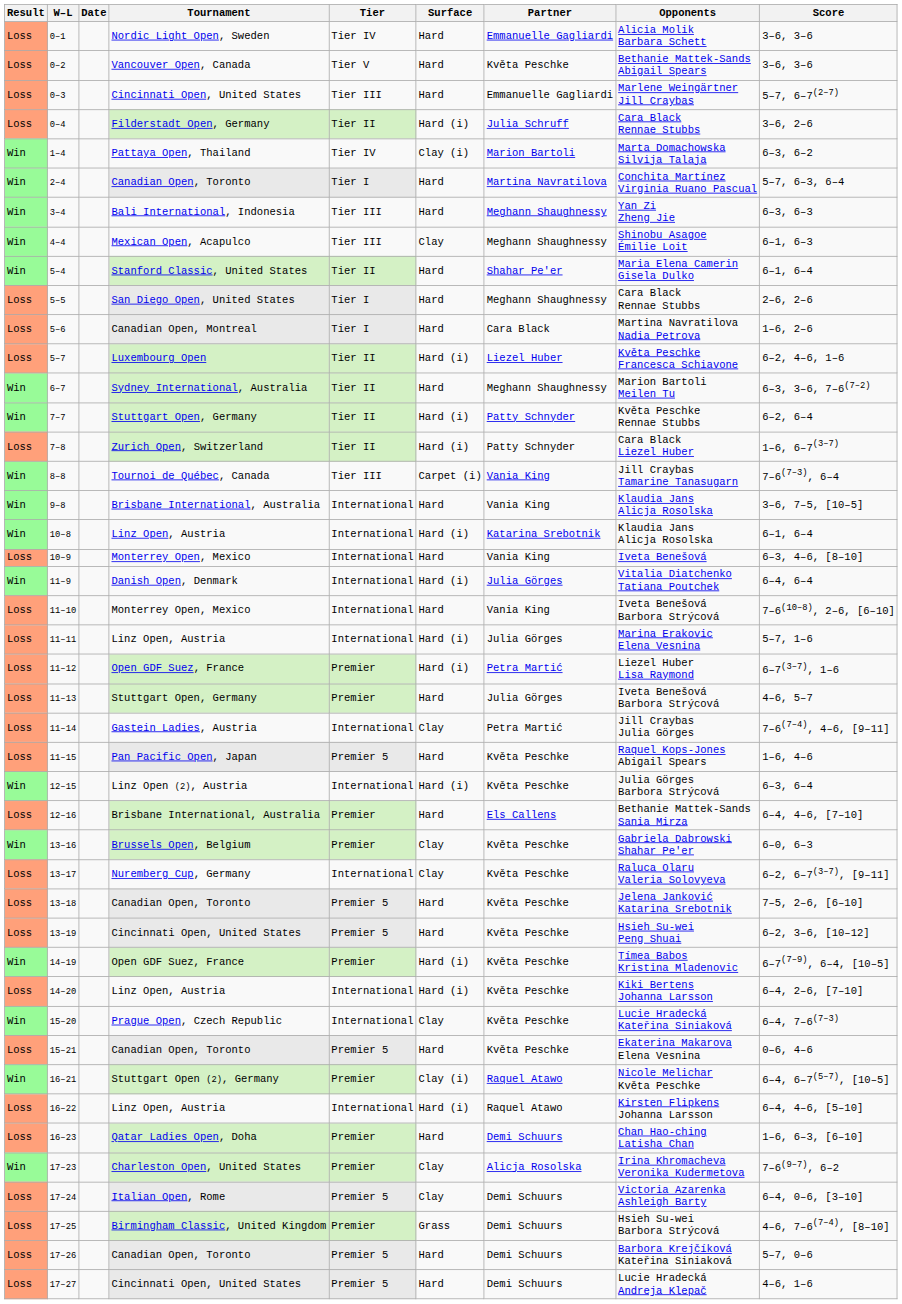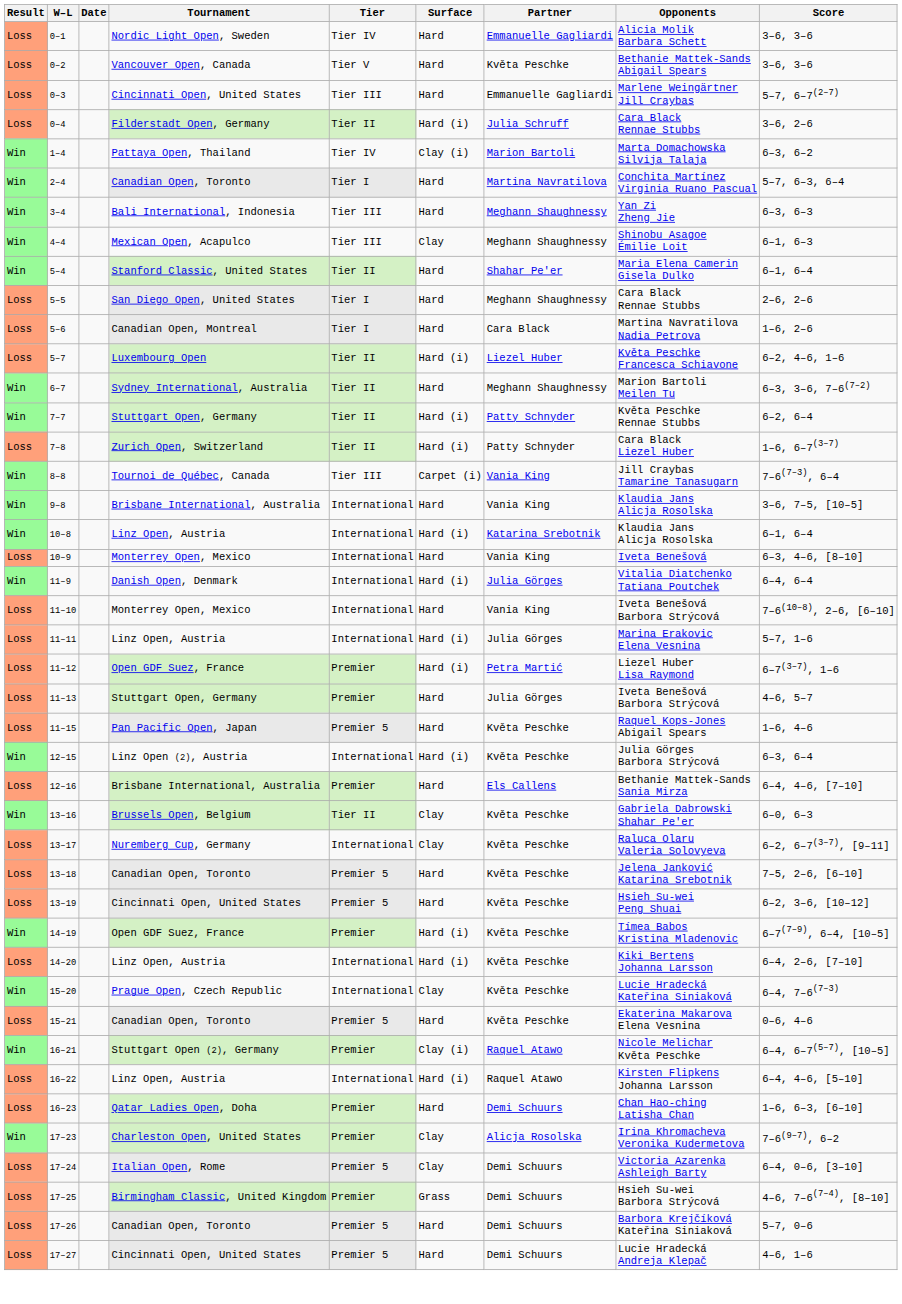- row: (63, 728)
(353, 845) Premier -> (353, 815) Tier II
